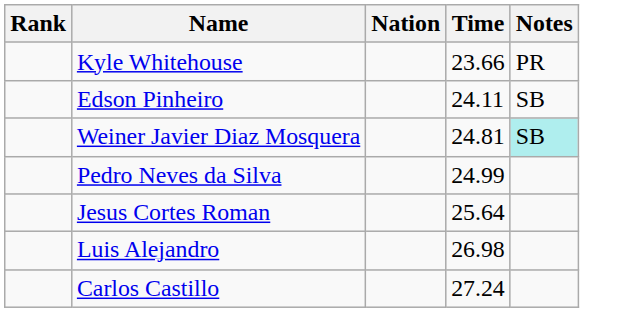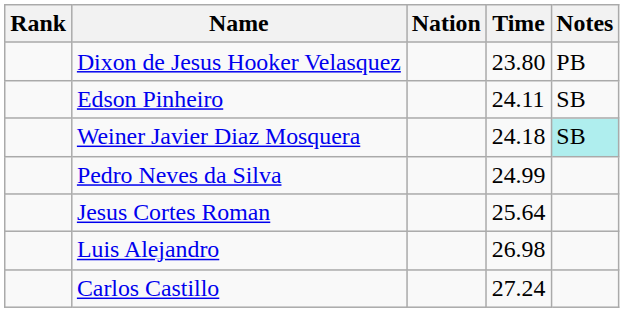- row: (160, 61)
+ row: (239, 61)
(478, 136) 24.81 -> (519, 136) 24.18
